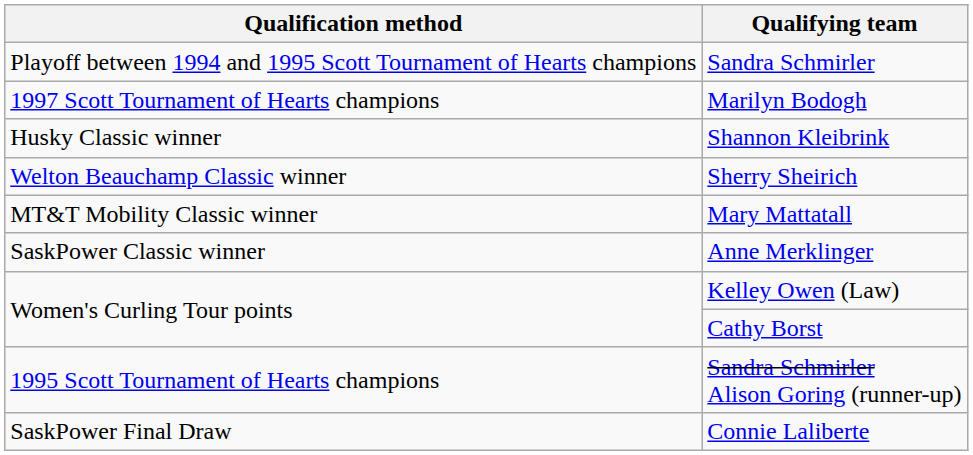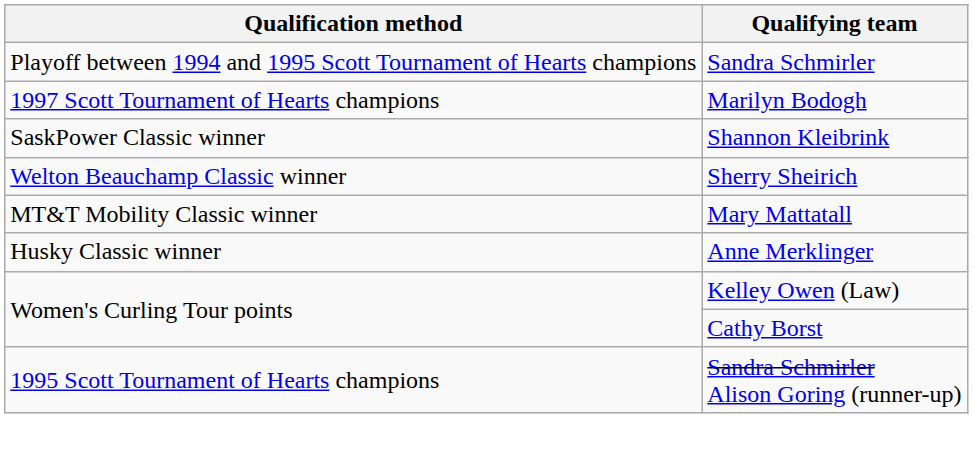(116, 137) Husky Classic winner -> (138, 137) SaskPower Classic winner
(138, 251) SaskPower Classic winner -> (116, 251) Husky Classic winner
- row: (788, 431)
